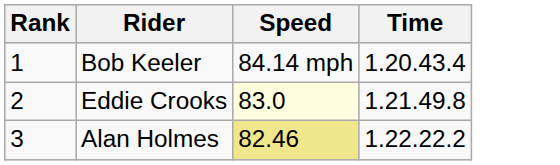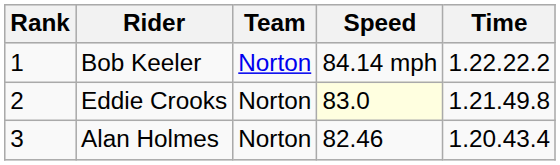+ column: (275, 23)
(415, 62) 1.20.43.4 -> (499, 62) 1.22.22.2
(269, 139) khaki background -> (353, 139) no background
(415, 139) 1.22.22.2 -> (499, 139) 1.20.43.4
